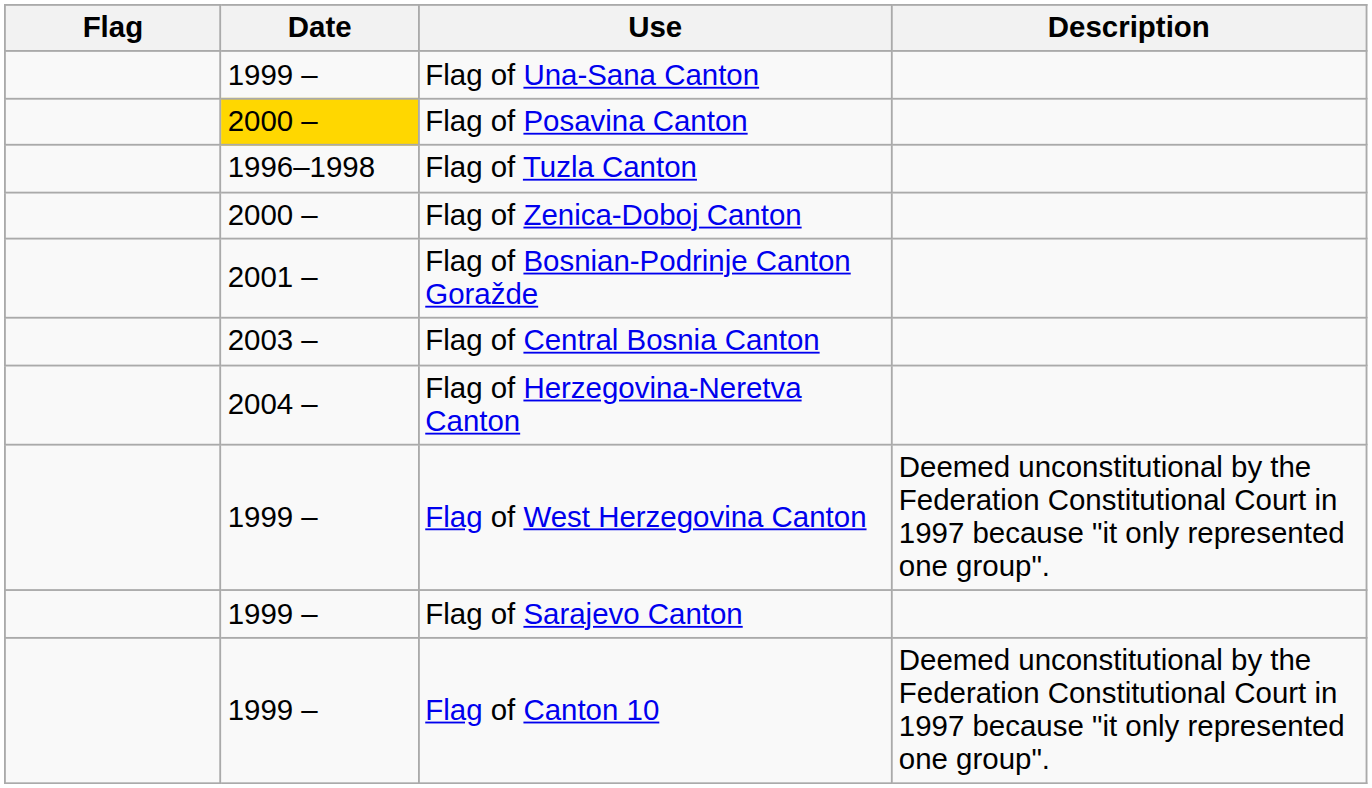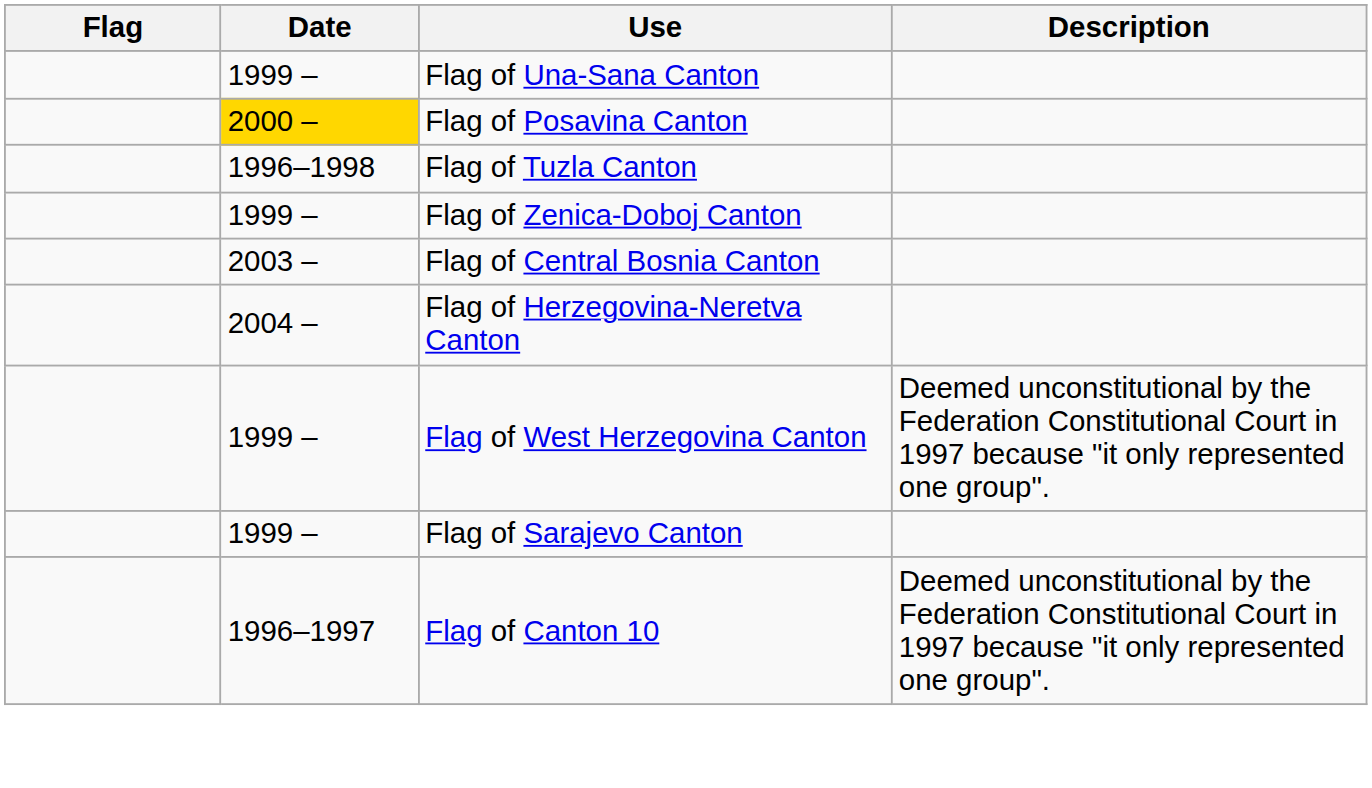(273, 214) 2000 – -> (273, 214) 1999 –
- row: (638, 277)
(273, 710) 1999 – -> (301, 630) 1996–1997
